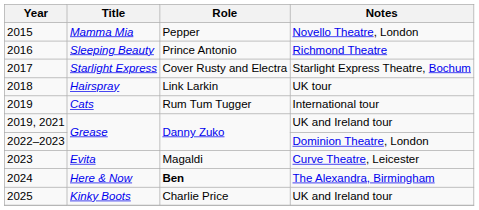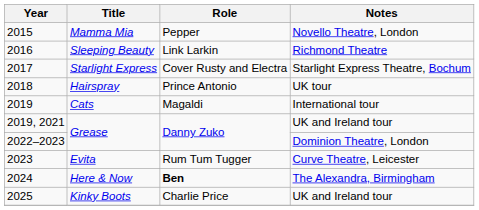(200, 50) Prince Antonio -> (190, 50) Link Larkin
(190, 86) Link Larkin -> (200, 86) Prince Antonio
(207, 104) Rum Tum Tugger -> (183, 104) Magaldi
(183, 159) Magaldi -> (207, 159) Rum Tum Tugger
